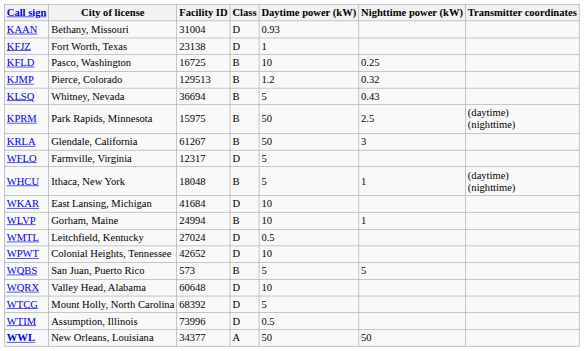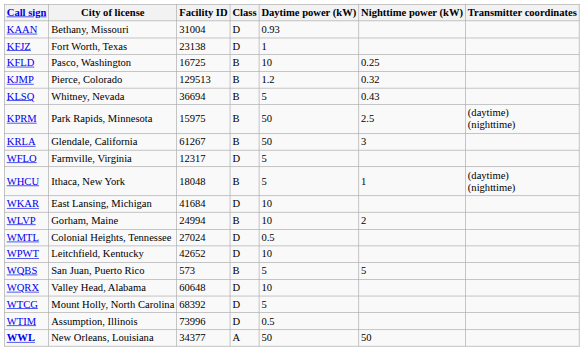(364, 220) 1 -> (364, 220) 2
(98, 237) Leitchfield, Kentucky -> (111, 237) Colonial Heights, Tennessee
(111, 254) Colonial Heights, Tennessee -> (98, 254) Leitchfield, Kentucky
